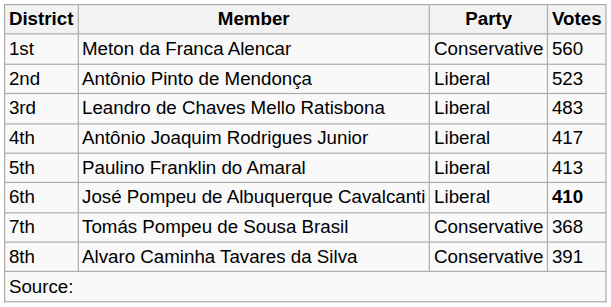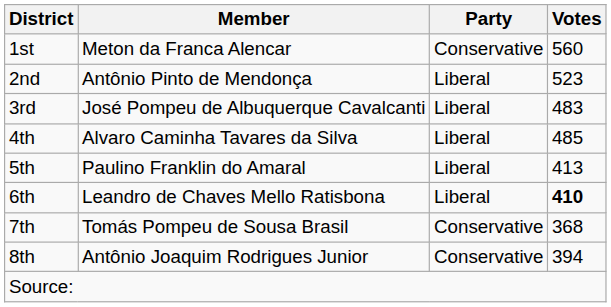(233, 108) Leandro de Chaves Mello Ratisbona -> (254, 108) José Pompeu de Albuquerque Cavalcanti
(225, 138) Antônio Joaquim Rodrigues Junior -> (220, 138) Alvaro Caminha Tavares da Silva
(568, 138) 417 -> (568, 138) 485
(254, 197) José Pompeu de Albuquerque Cavalcanti -> (233, 197) Leandro de Chaves Mello Ratisbona
(220, 256) Alvaro Caminha Tavares da Silva -> (225, 256) Antônio Joaquim Rodrigues Junior
(568, 256) 391 -> (568, 256) 394
